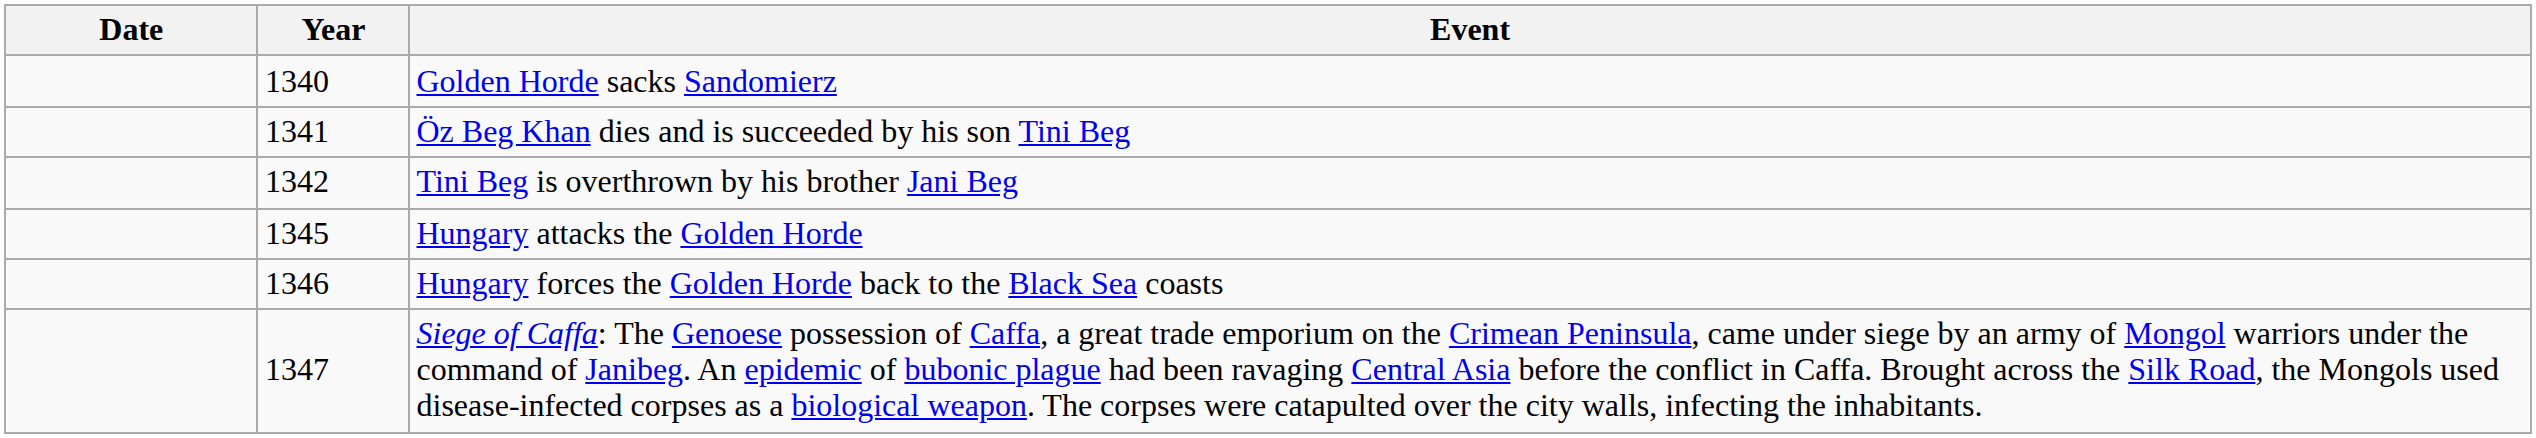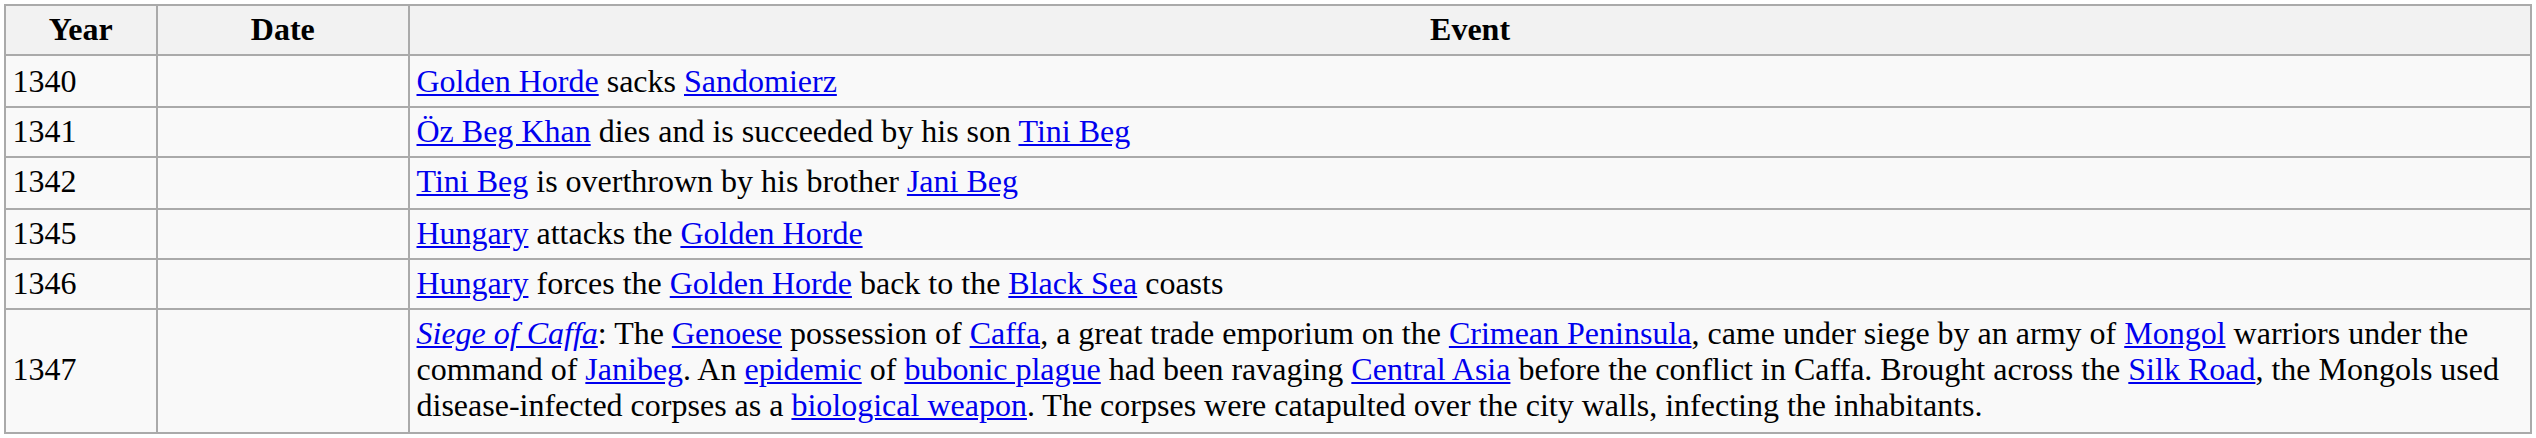columns swapped: (333, 29) <-> (131, 29)
